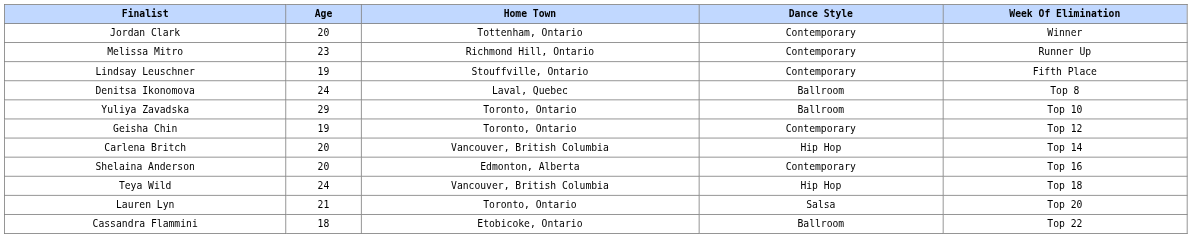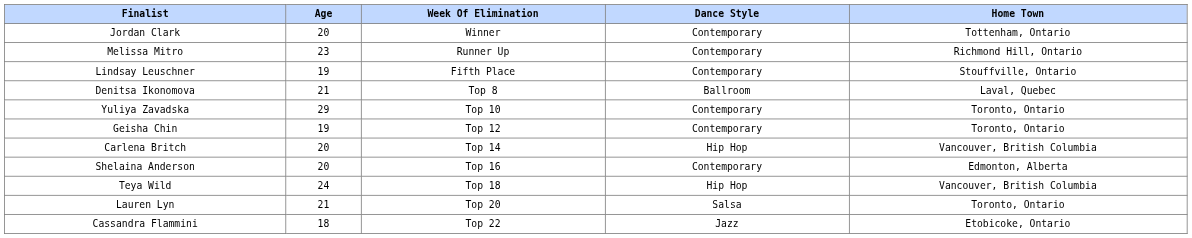columns swapped: (530, 14) <-> (1065, 14)
(323, 90) 24 -> (323, 90) 21
(821, 109) Ballroom -> (727, 109) Contemporary
(821, 224) Ballroom -> (727, 224) Jazz
